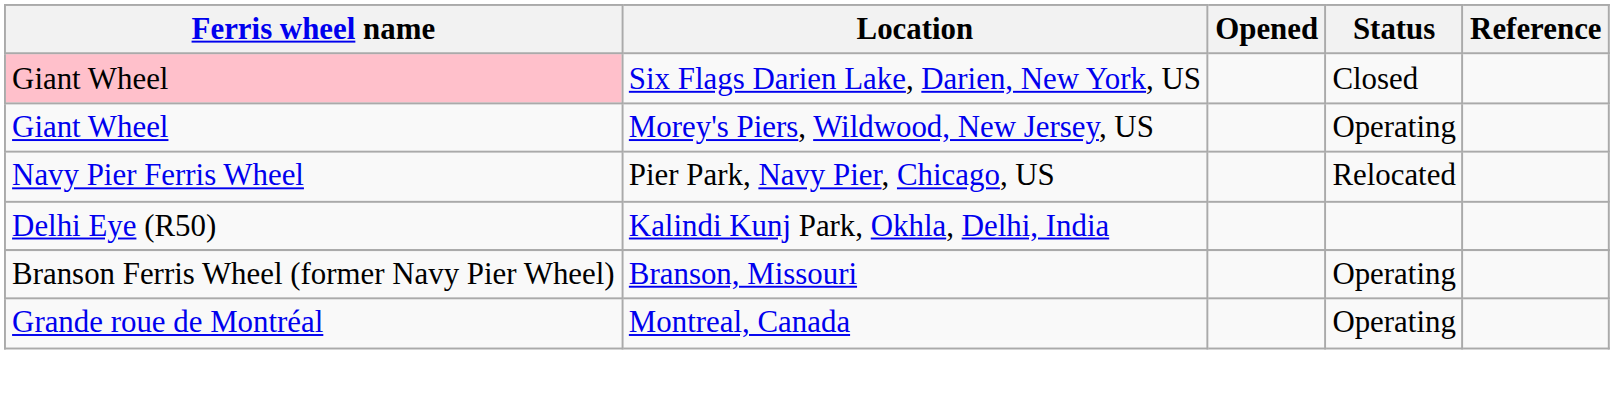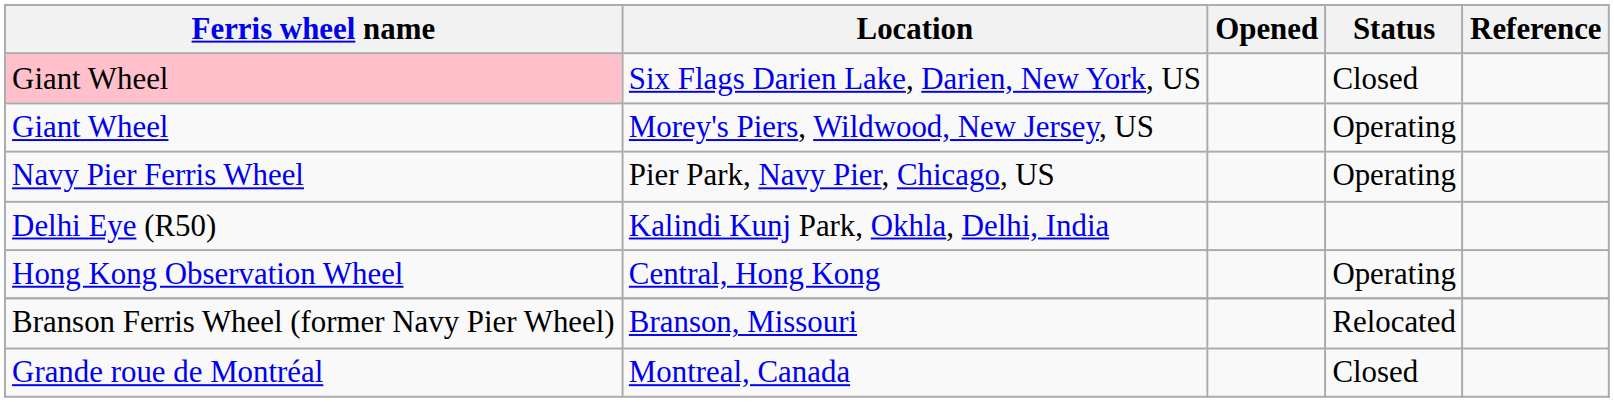(1394, 175) Relocated -> (1394, 175) Operating
+ row: (755, 273)
(1394, 273) Operating -> (1394, 322) Relocated
(1394, 322) Operating -> (1375, 371) Closed
